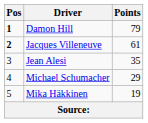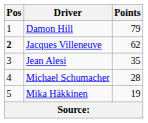(9, 29) bold -> (9, 29) normal
(136, 45) 61 -> (136, 45) 62
(136, 77) 29 -> (136, 77) 28
